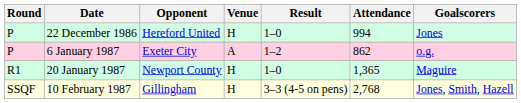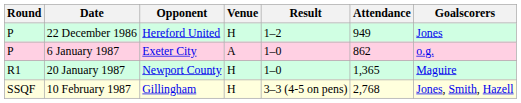(273, 32) 1–0 -> (273, 32) 1–2
(362, 32) 994 -> (362, 32) 949
(273, 51) 1–2 -> (273, 51) 1–0
